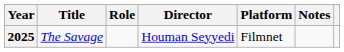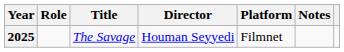columns swapped: (72, 15) <-> (122, 15)
